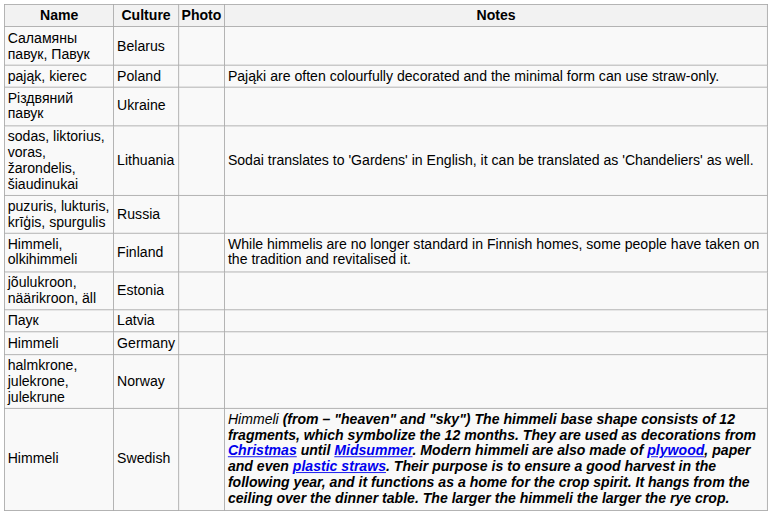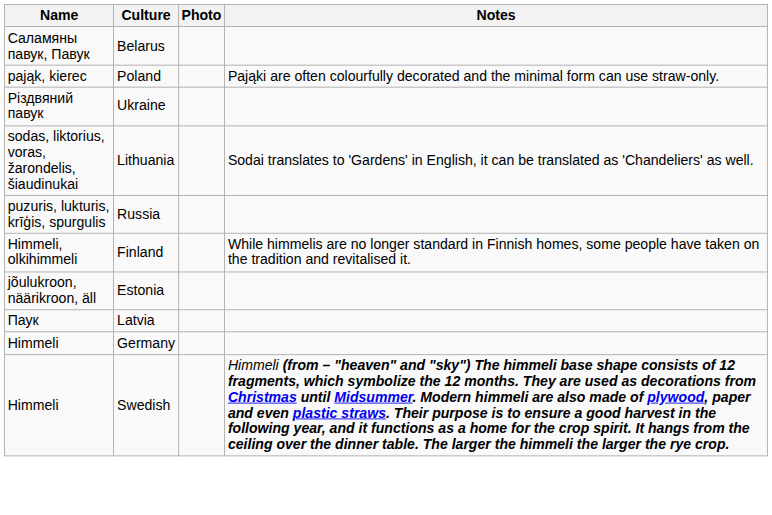- row: (141, 381)
